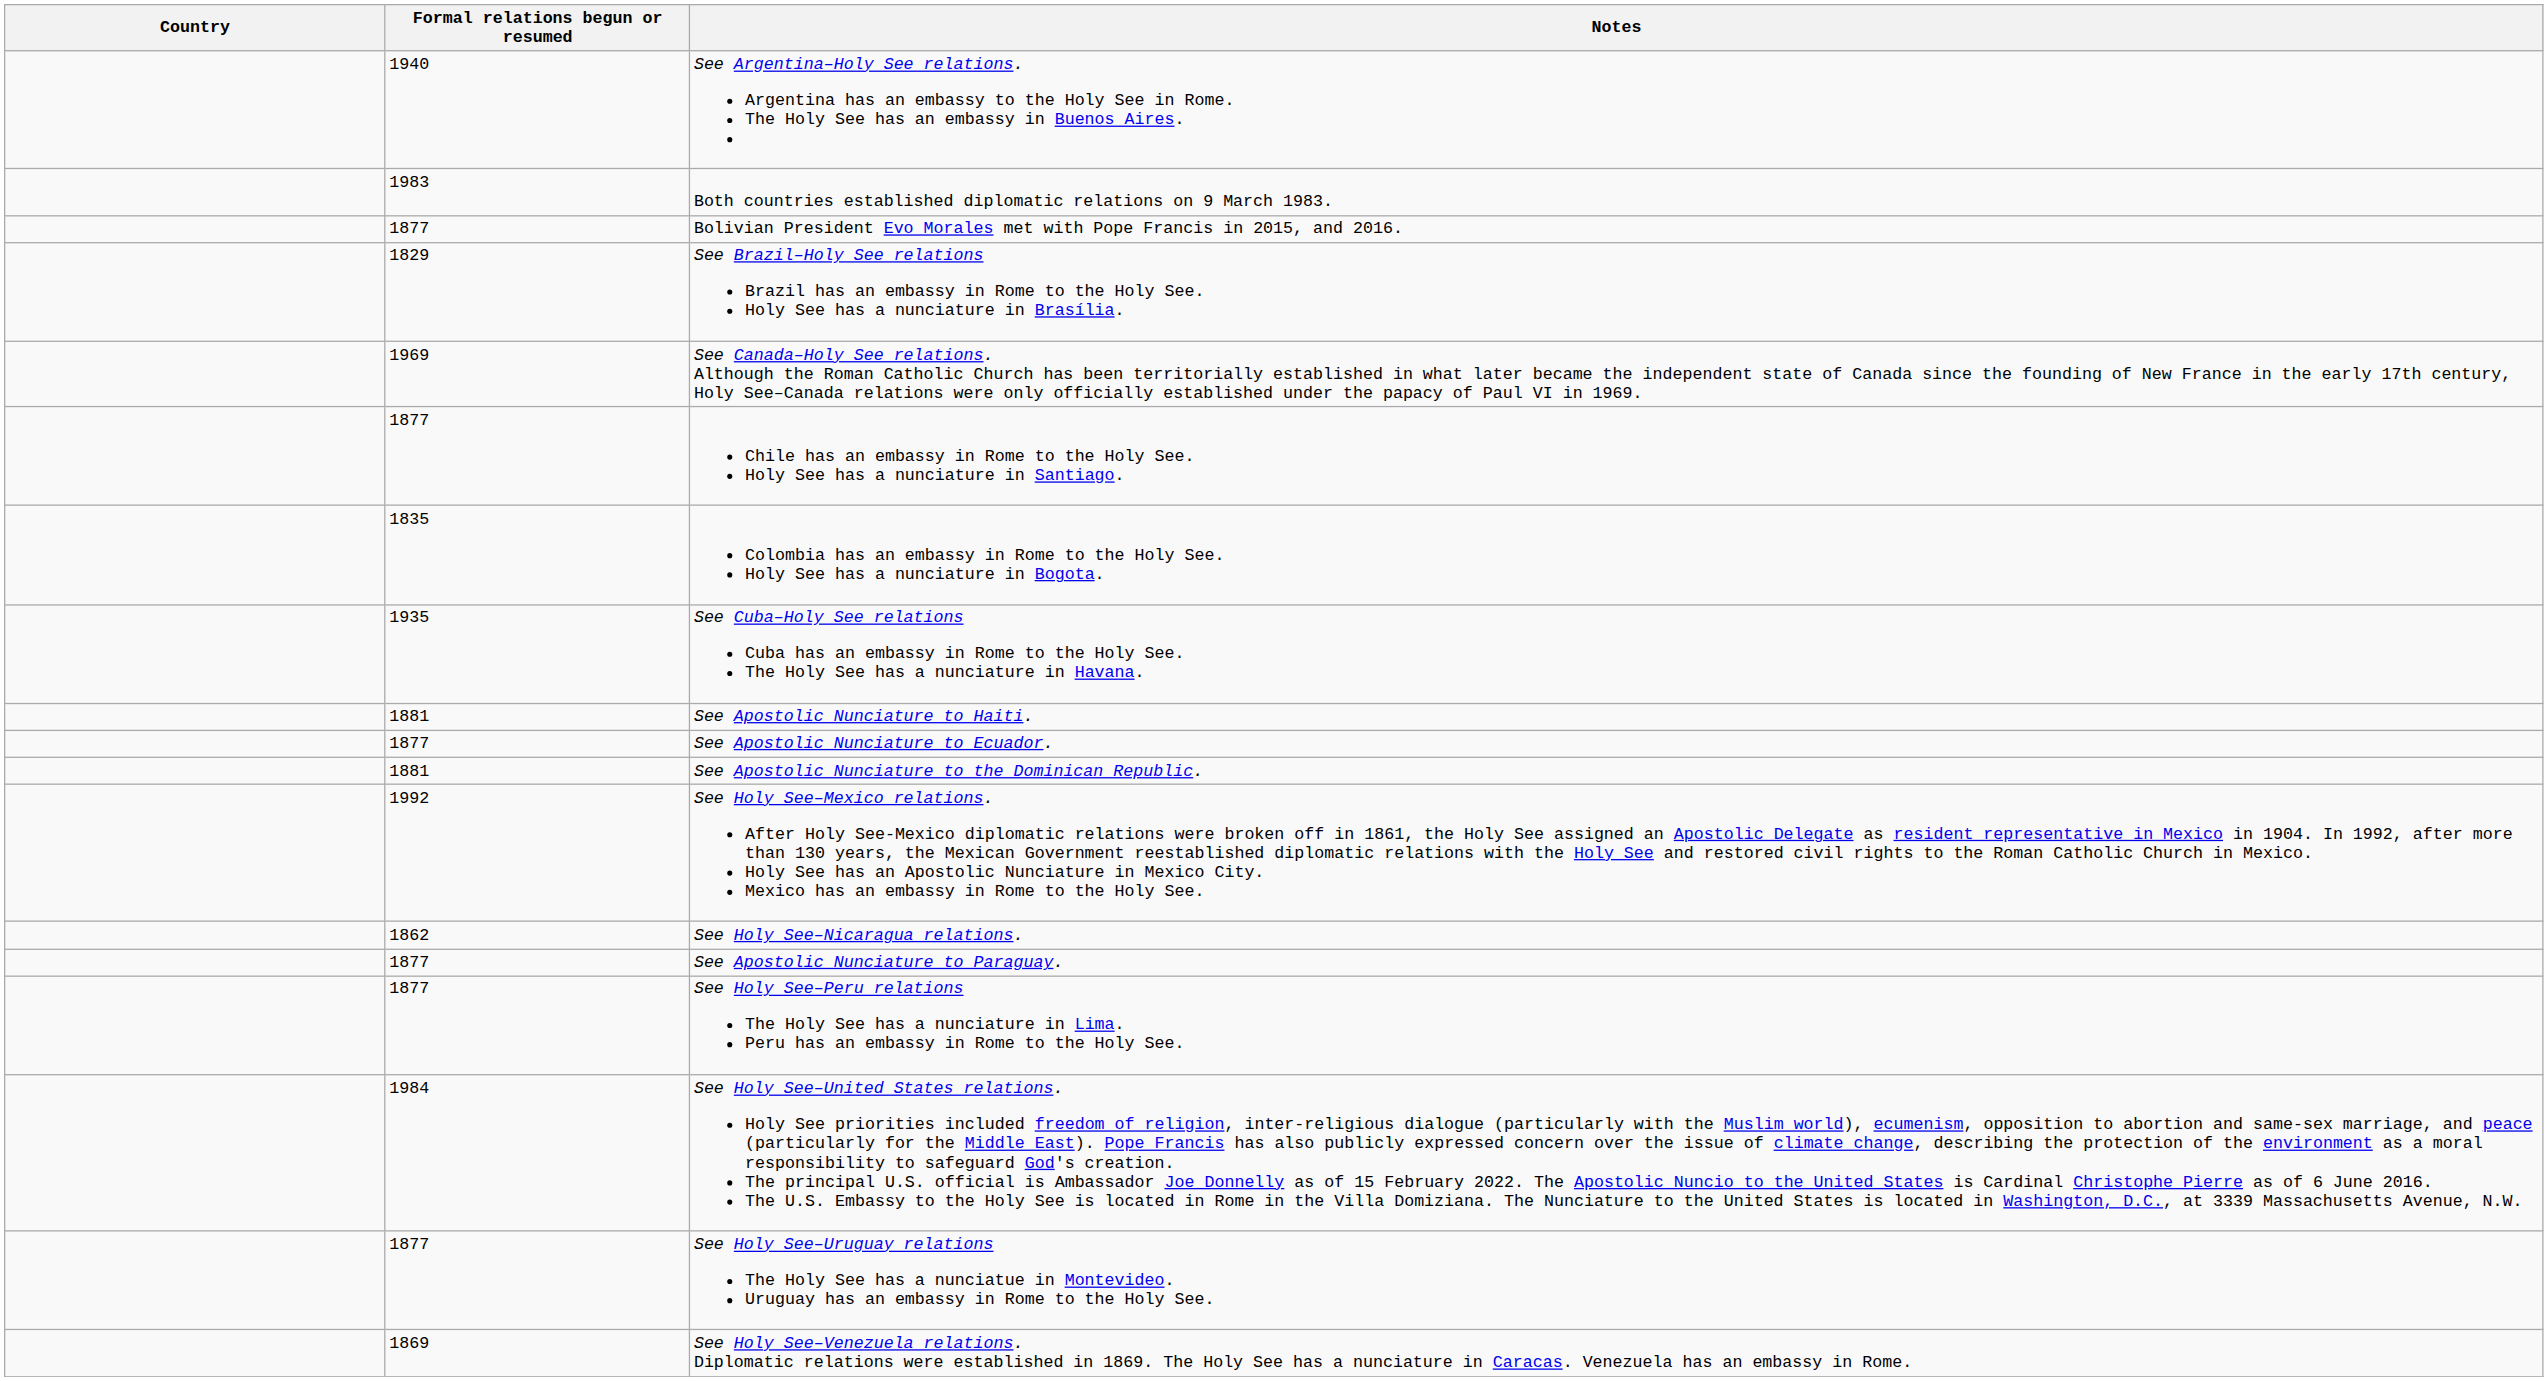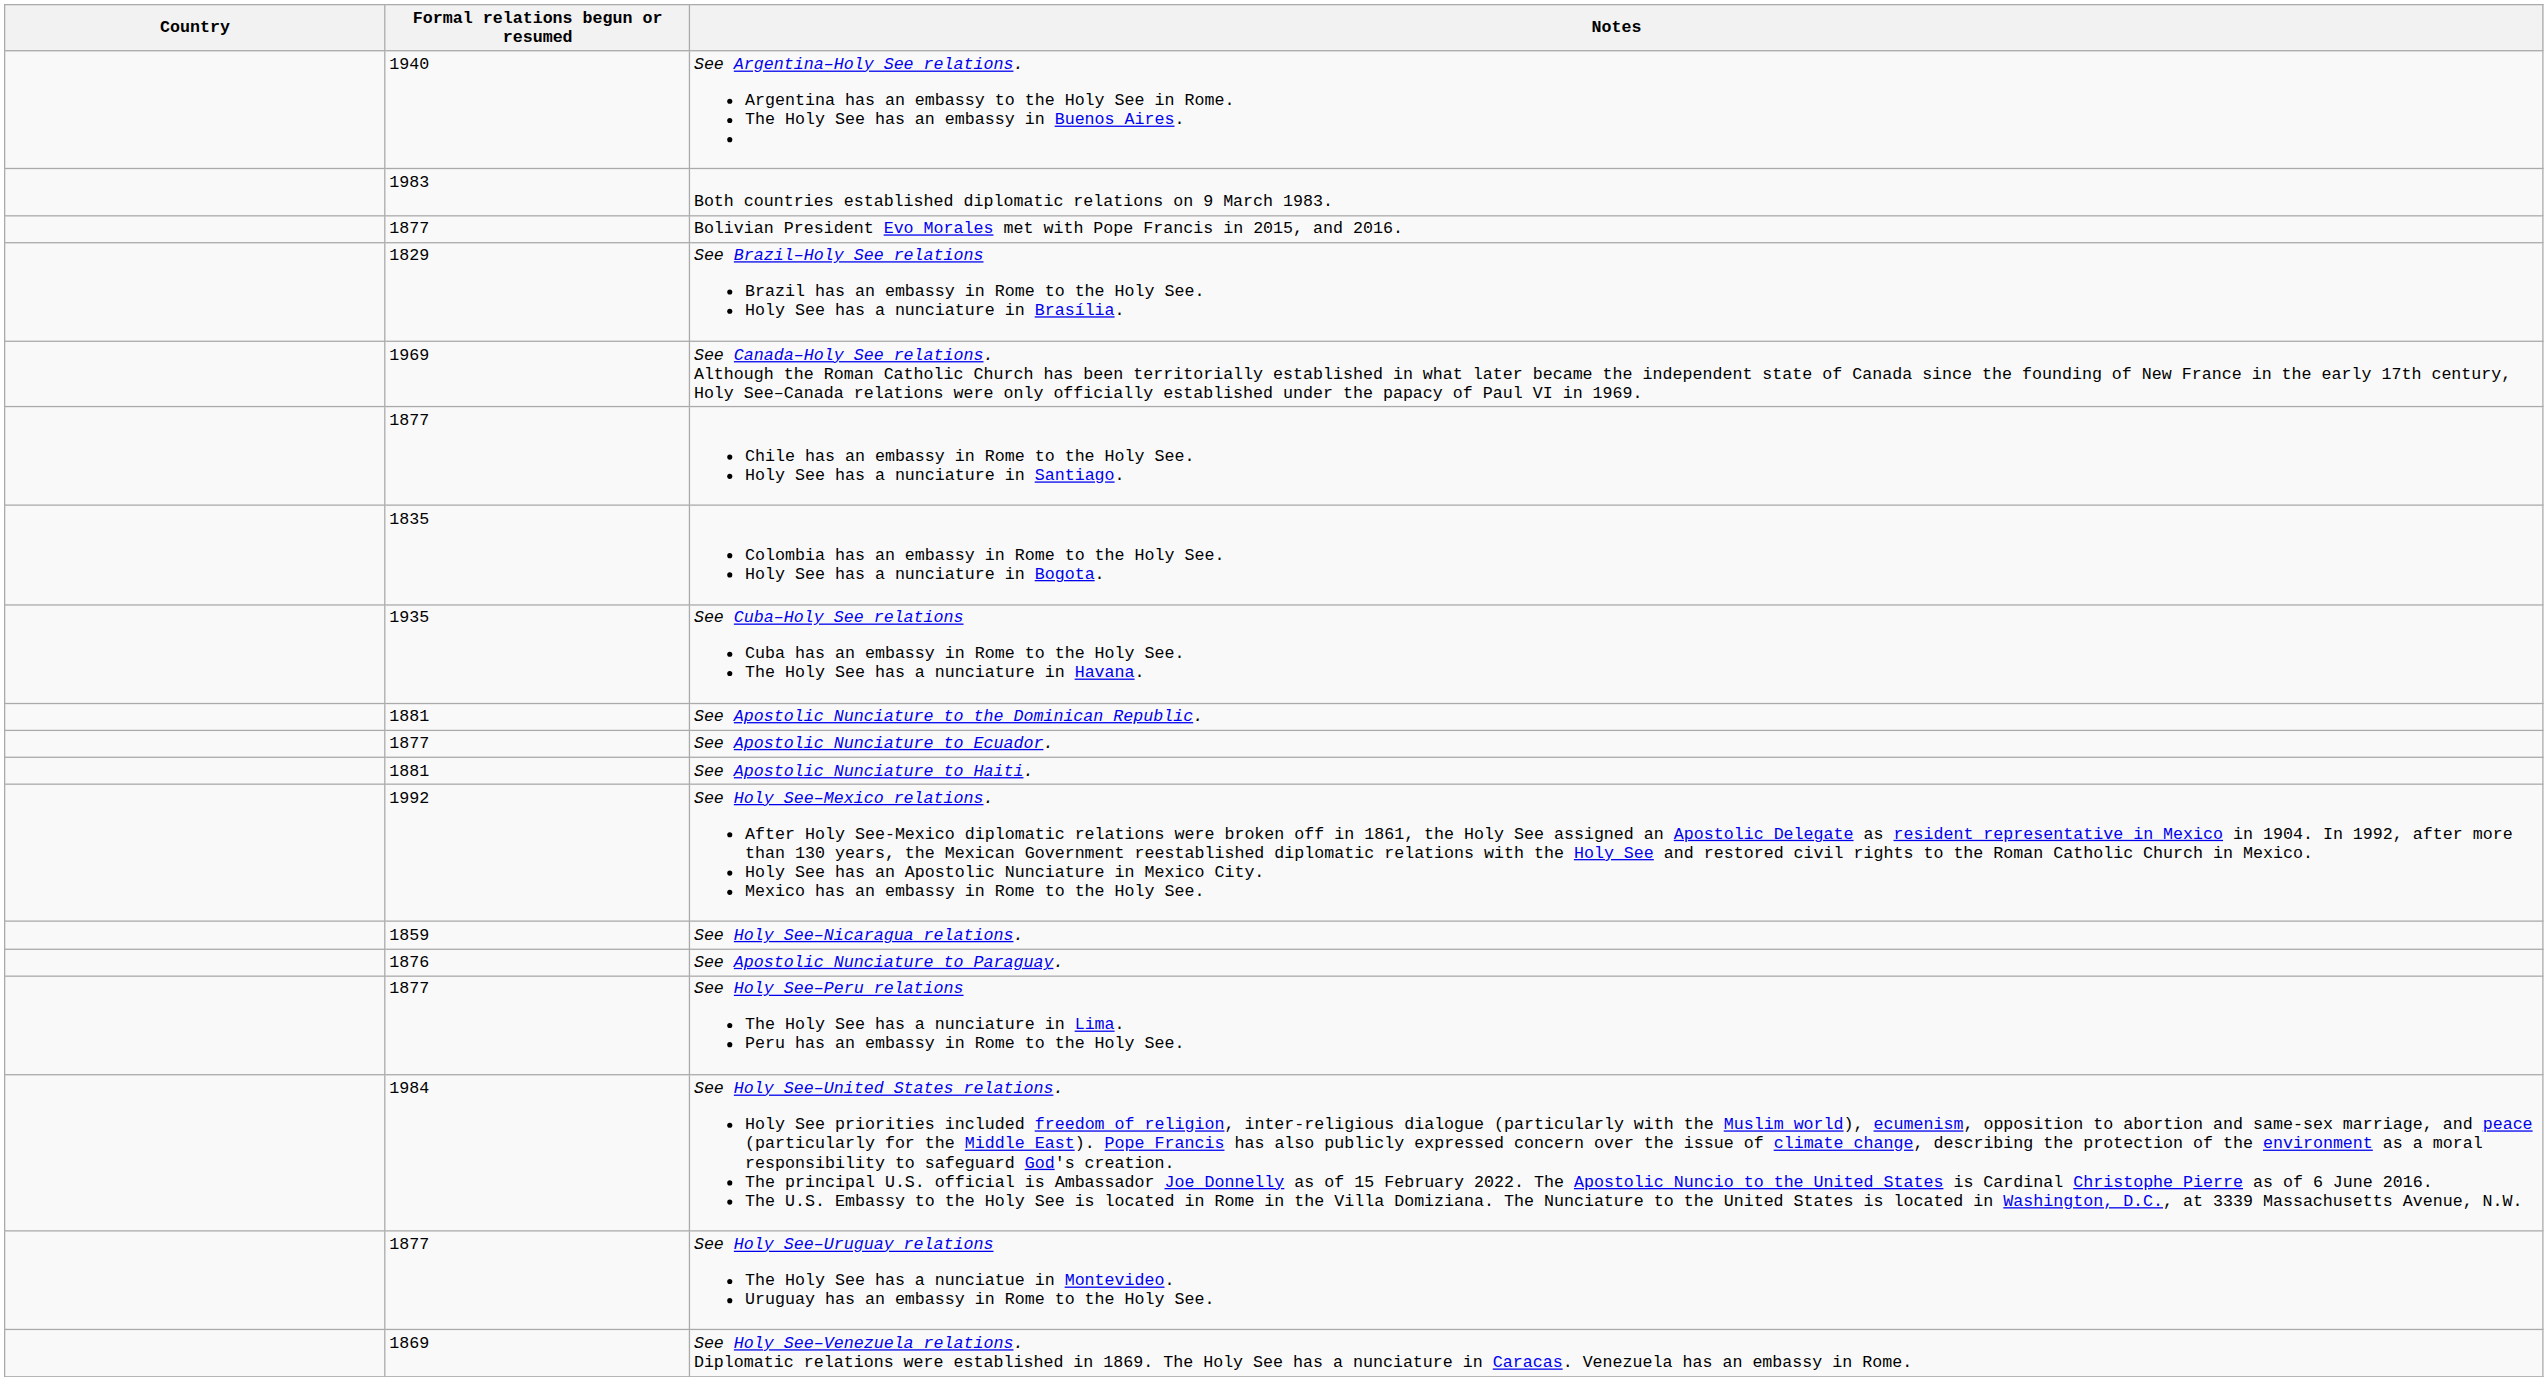rows swapped: (949, 771) <-> (864, 717)
(409, 935) 1862 -> (409, 935) 1859
(409, 962) 1877 -> (409, 962) 1876
